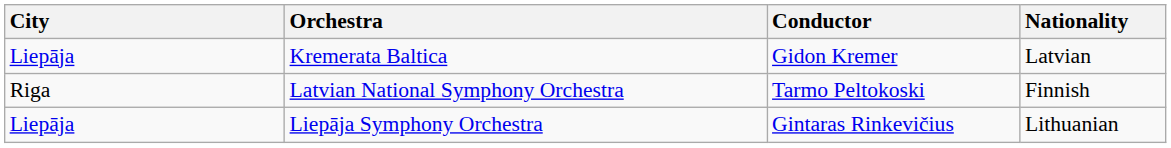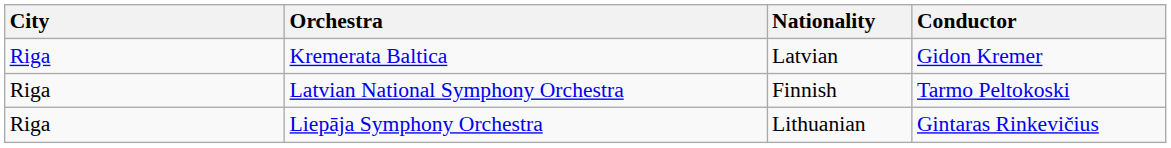columns swapped: (822, 21) <-> (1077, 21)
(42, 55) Liepāja -> (30, 55) Riga
(42, 124) Liepāja -> (30, 124) Riga
